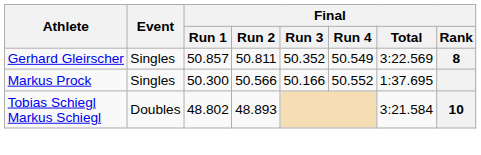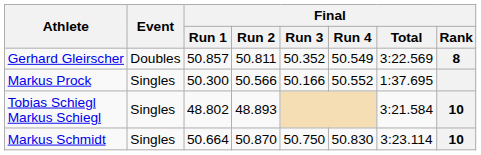(153, 59) Singles -> (155, 59) Doubles
(155, 110) Doubles -> (153, 110) Singles
+ row: (57, 139)
